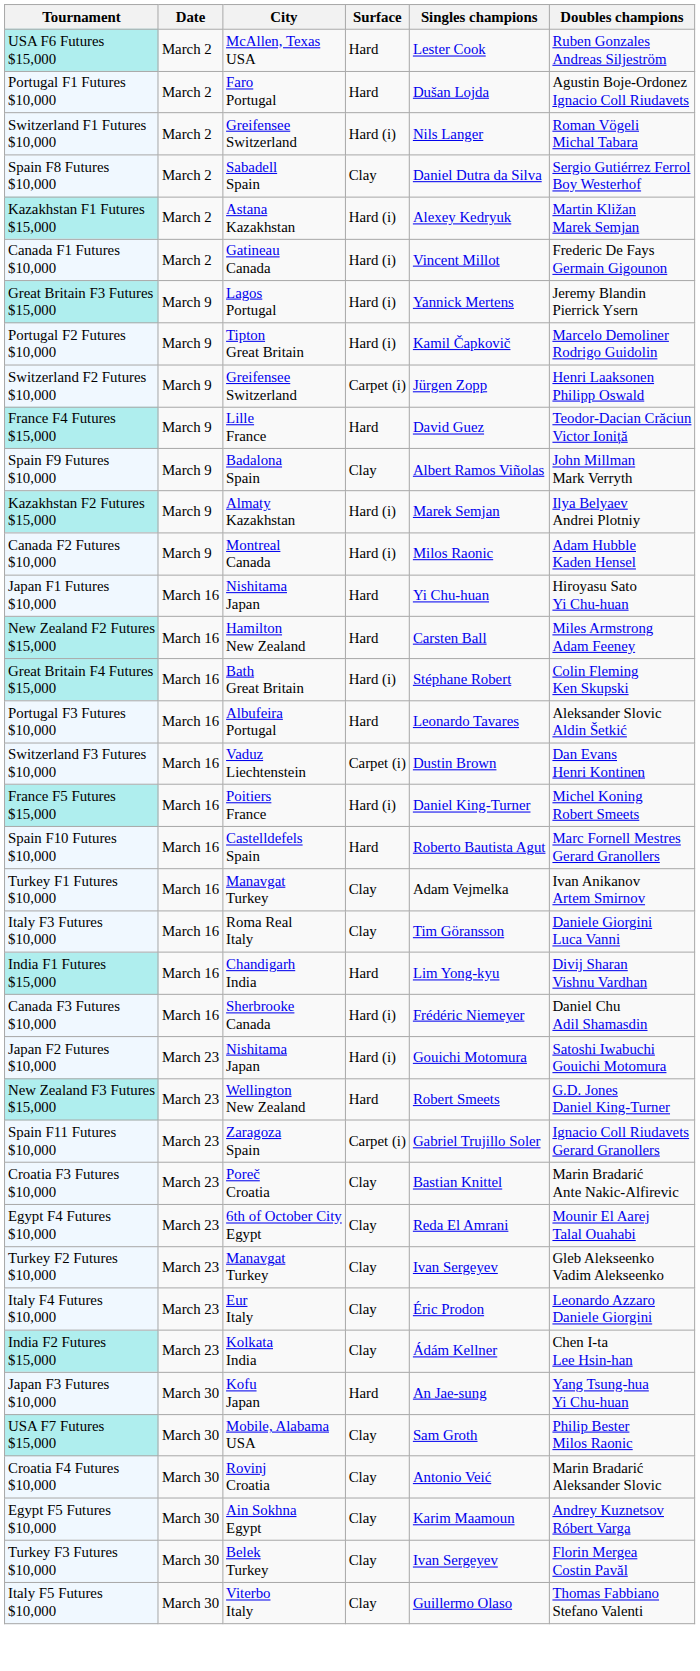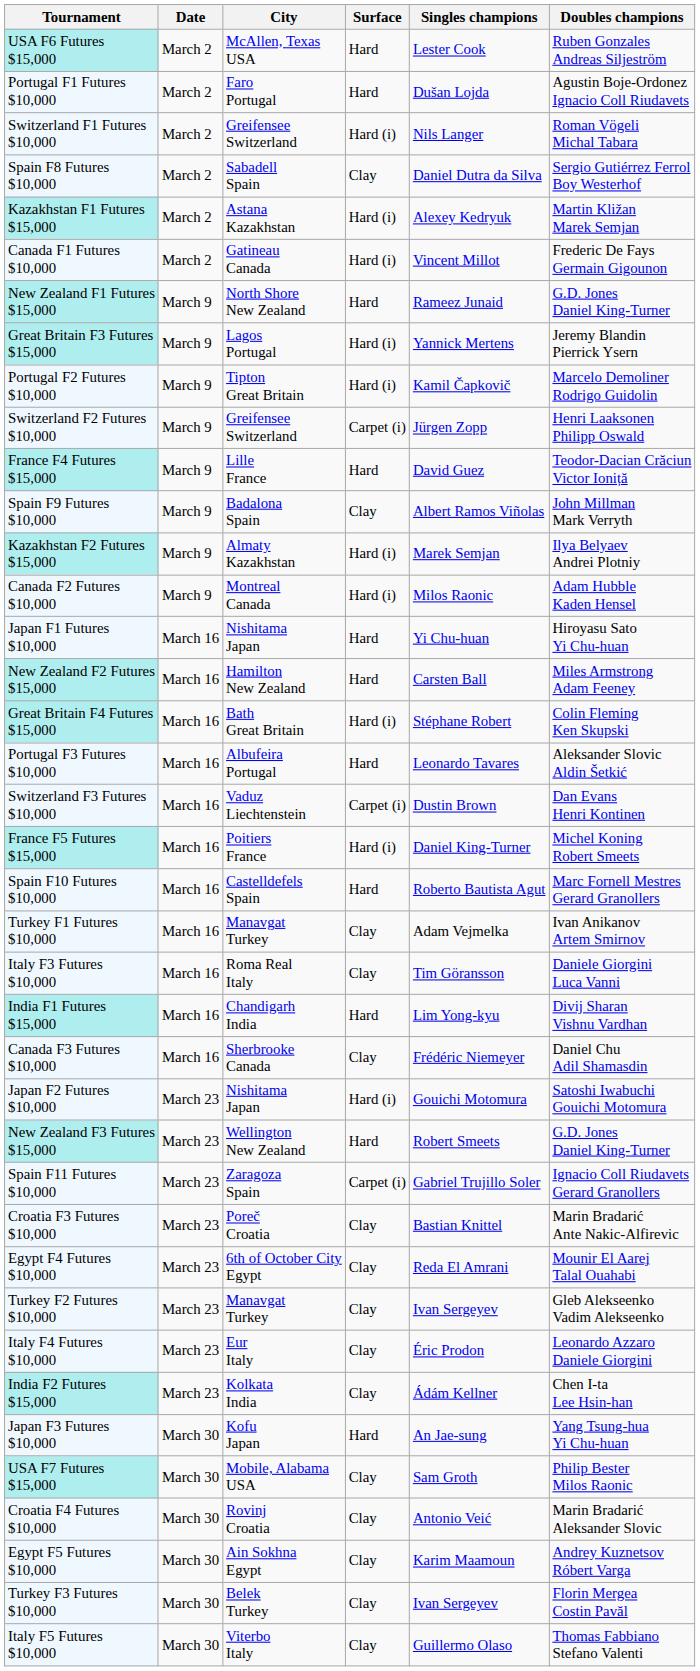+ row: (81, 302)
(372, 1015) Hard (i) -> (363, 1057) Clay
